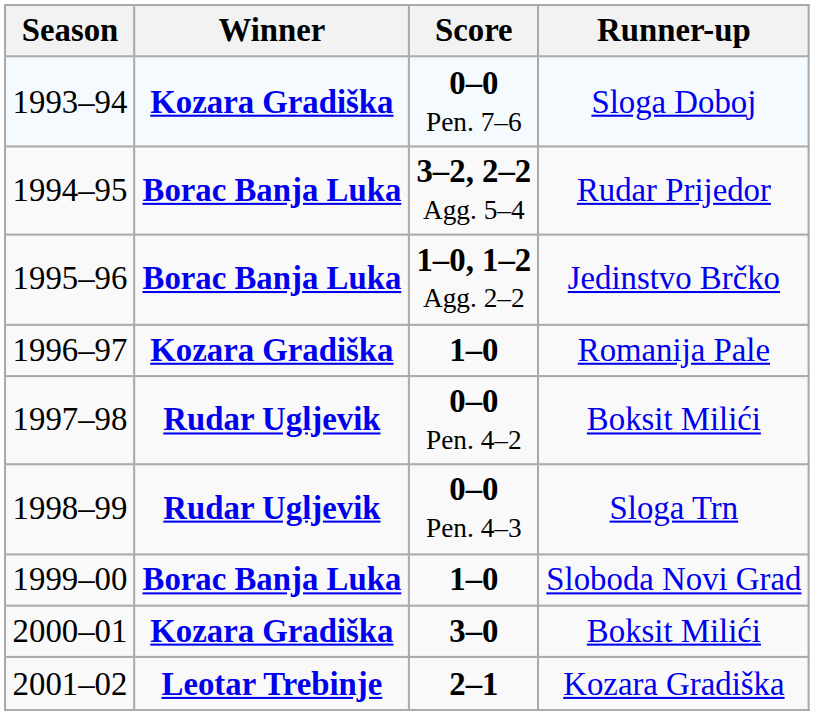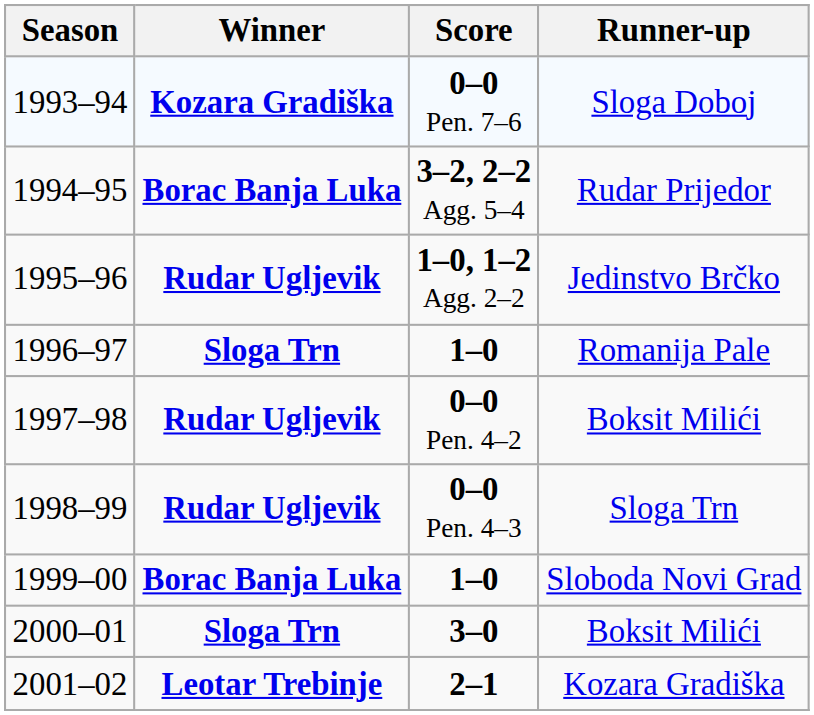(272, 278) Borac Banja Luka -> (272, 278) Rudar Ugljevik
(272, 349) Kozara Gradiška -> (272, 349) Sloga Trn
(272, 631) Kozara Gradiška -> (272, 631) Sloga Trn
